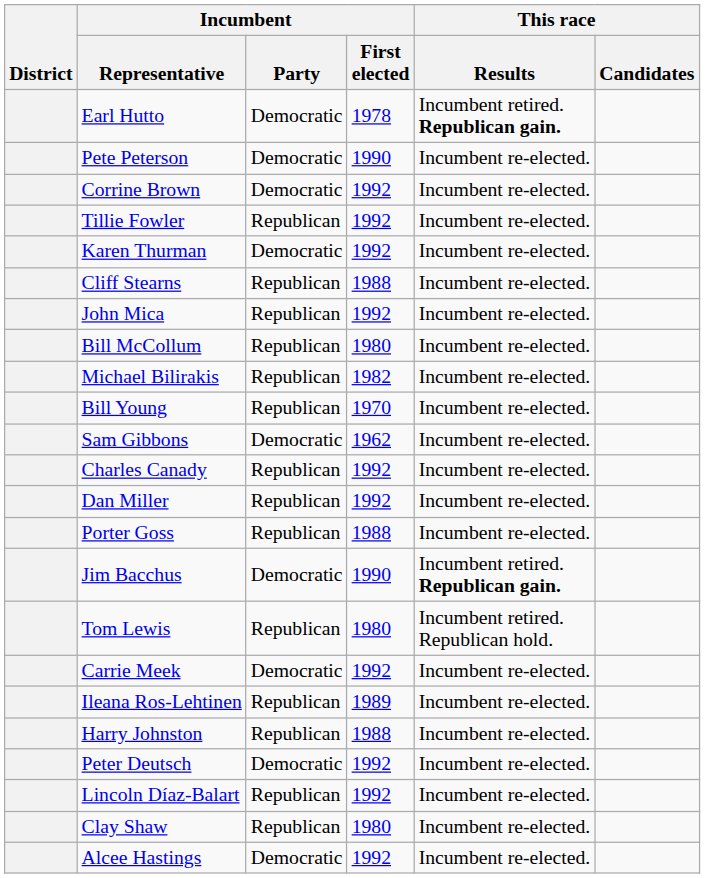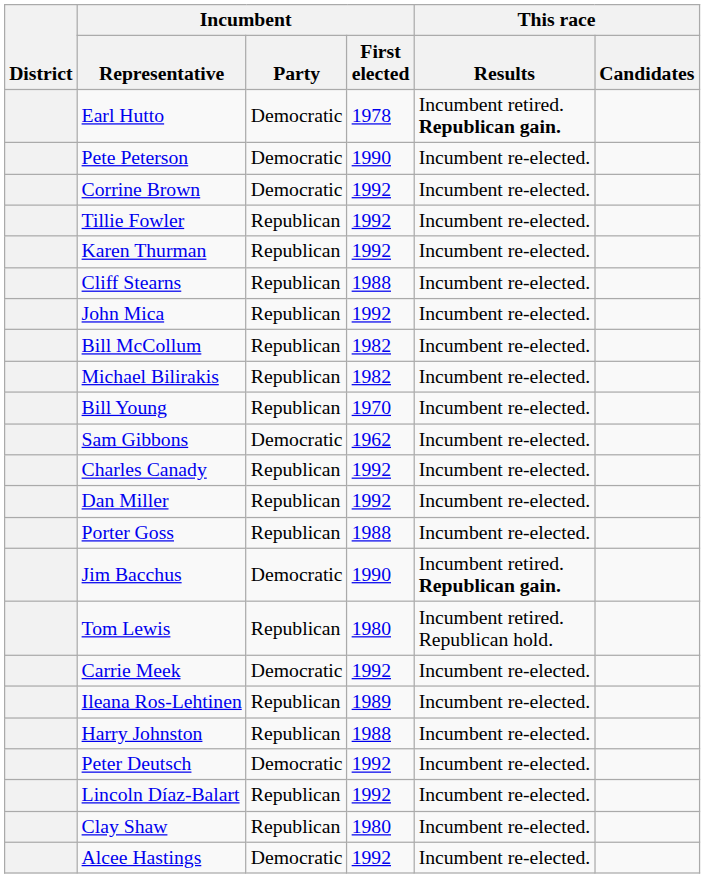(297, 251) Democratic -> (296, 251) Republican
(371, 345) 1980 -> (371, 345) 1982
